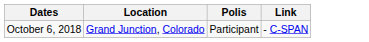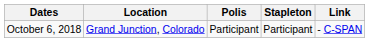+ column: (288, 12)
